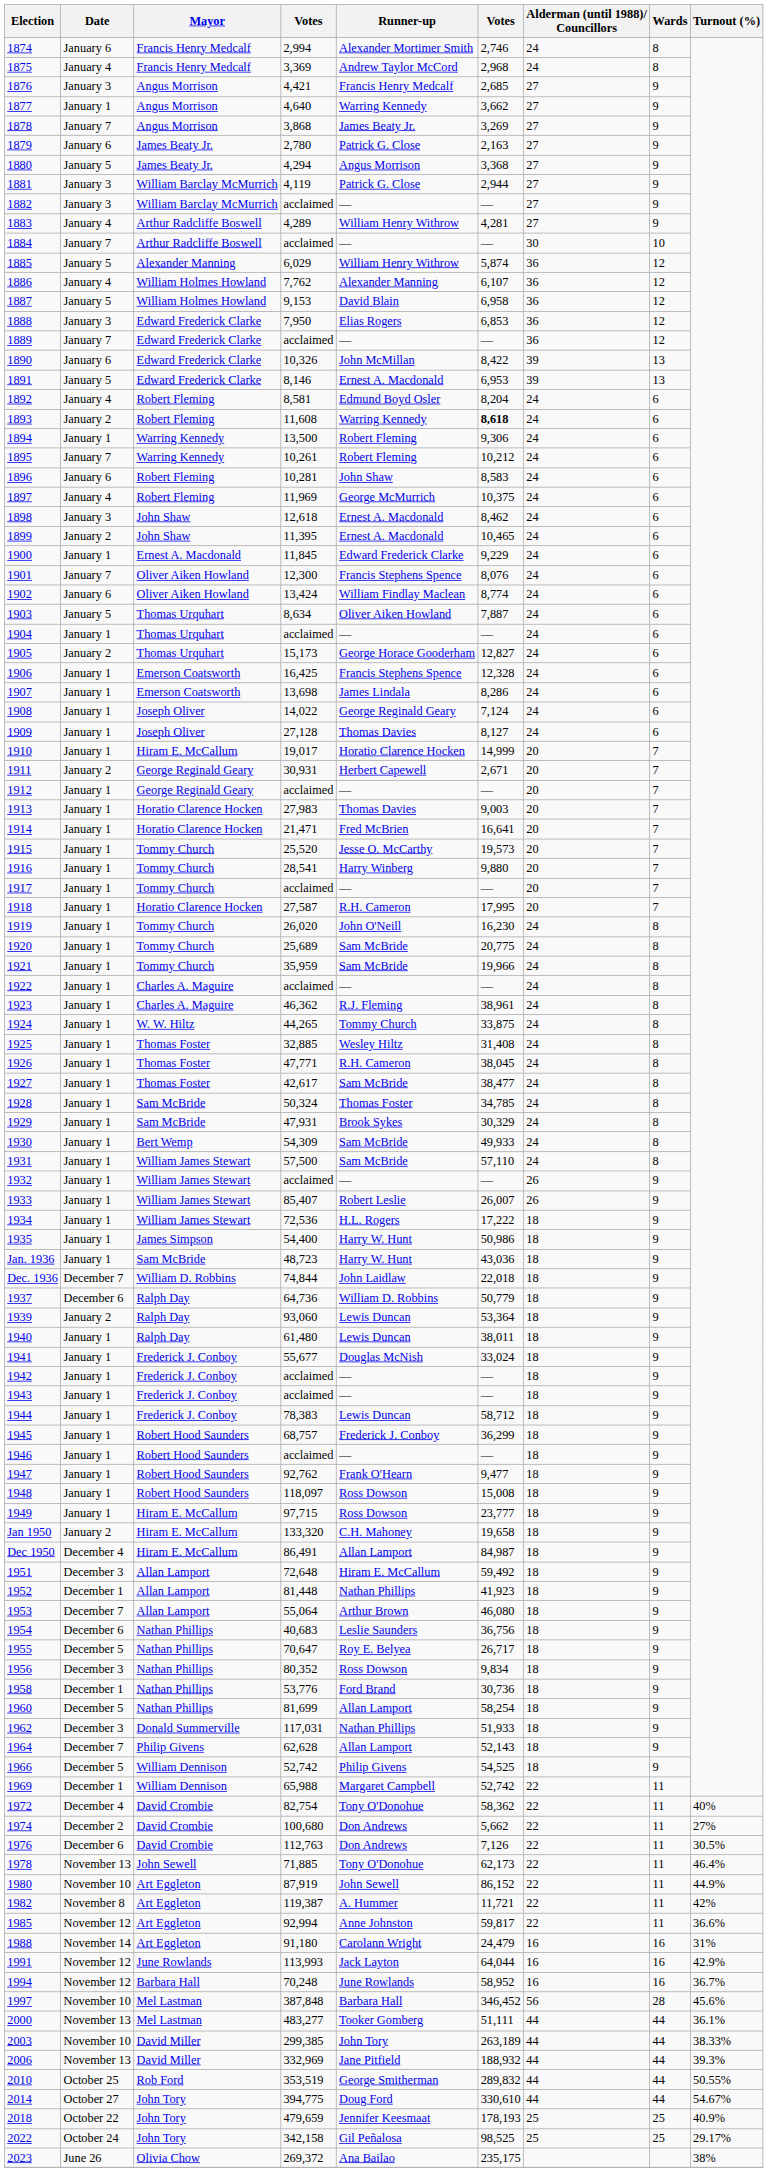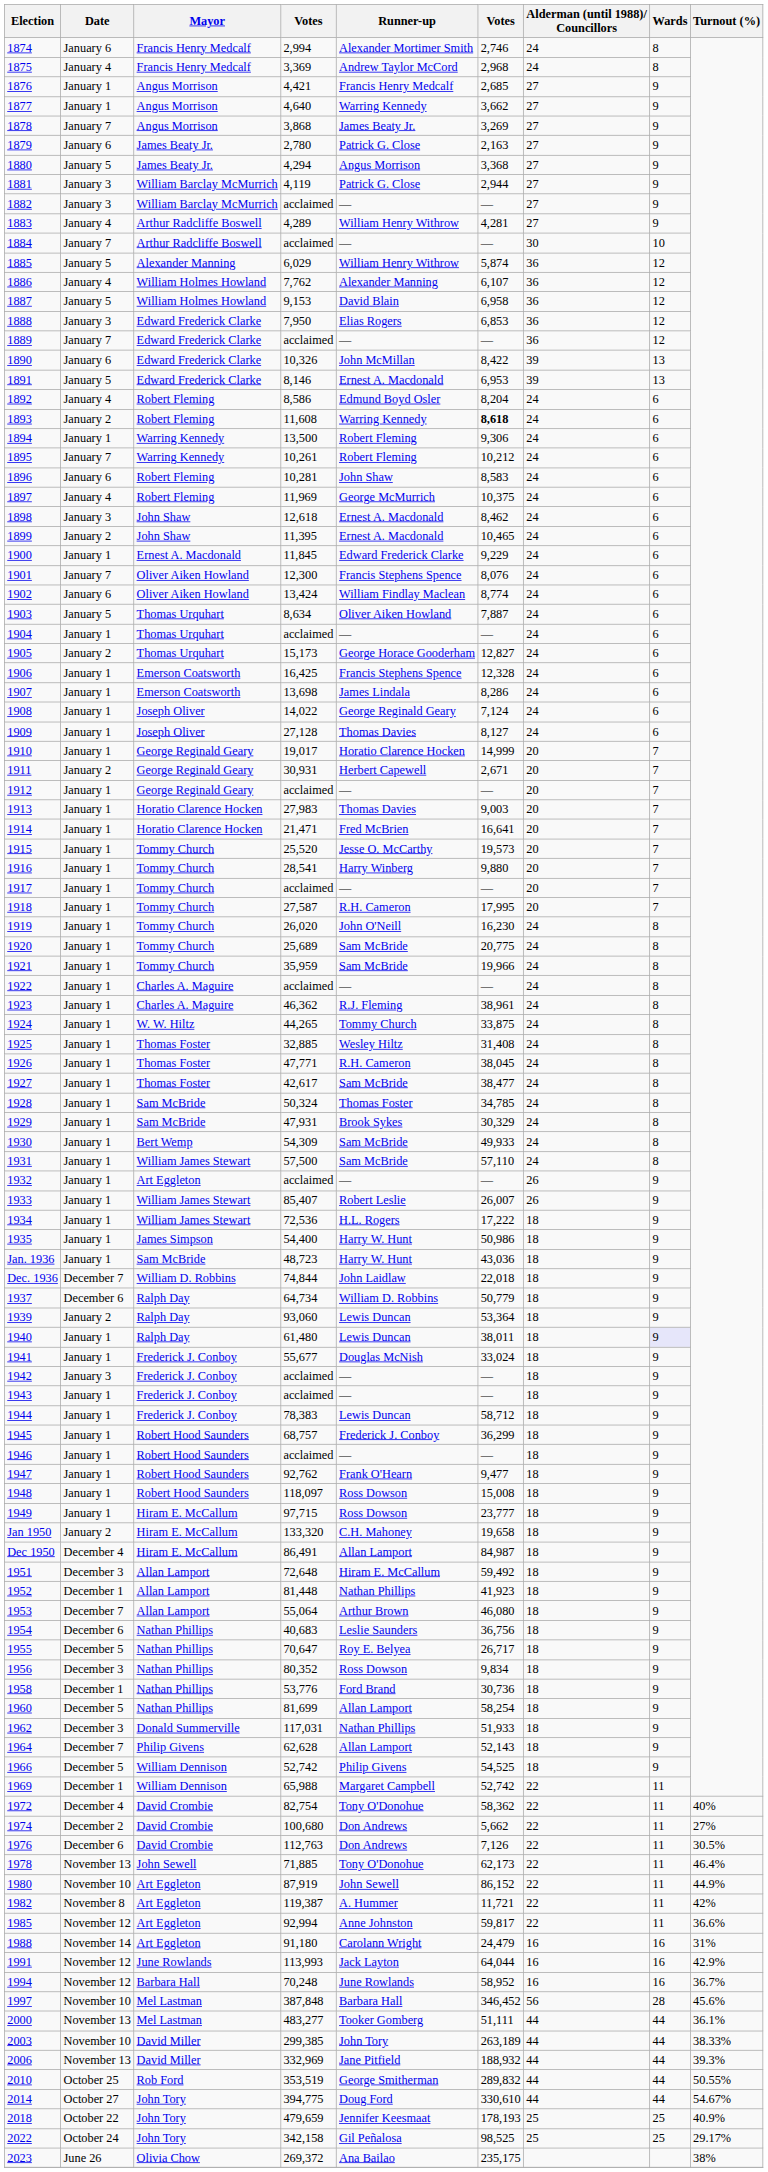(87, 86) January 3 -> (87, 86) January 1
(297, 399) 8,581 -> (297, 399) 8,586
(187, 751) Hiram E. McCallum -> (195, 751) George Reginald Geary
(200, 907) Horatio Clarence Hocken -> (175, 907) Tommy Church
(194, 1180) William James Stewart -> (169, 1180) Art Eggleton
(300, 1298) 64,736 -> (300, 1298) 64,734
(656, 1337) no background -> (656, 1337) lavender background
(87, 1376) January 1 -> (87, 1376) January 3
